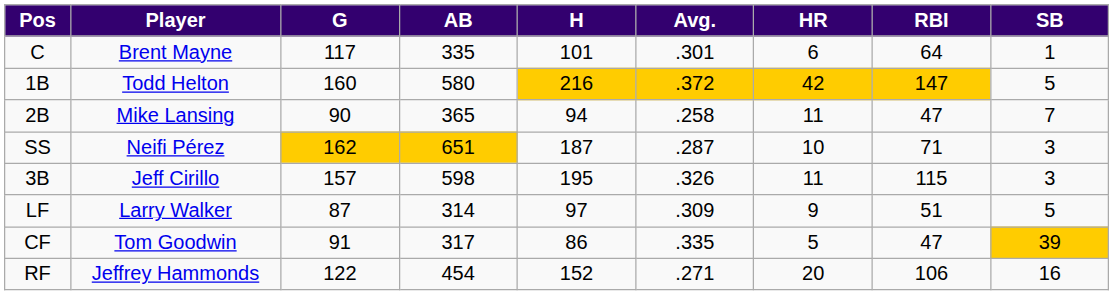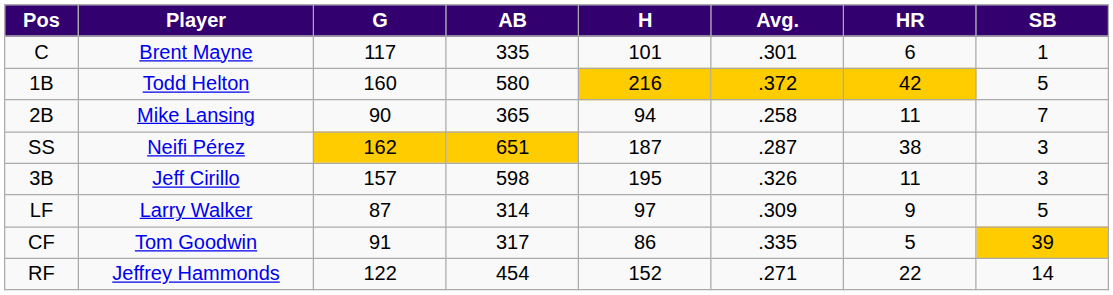- column: (931, 20)
(813, 147) 10 -> (910, 147) 38
(813, 274) 20 -> (910, 274) 22
(1050, 274) 16 -> (1043, 274) 14
